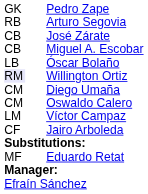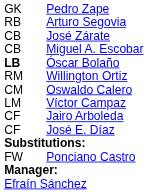(12, 62) normal -> (12, 62) bold
(14, 76) lavender background -> (14, 76) no background
- row: (83, 89)
+ row: (80, 130)
- row: (85, 157)
+ row: (91, 157)
